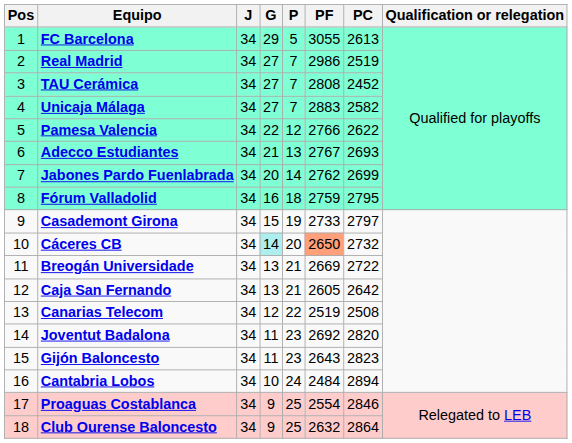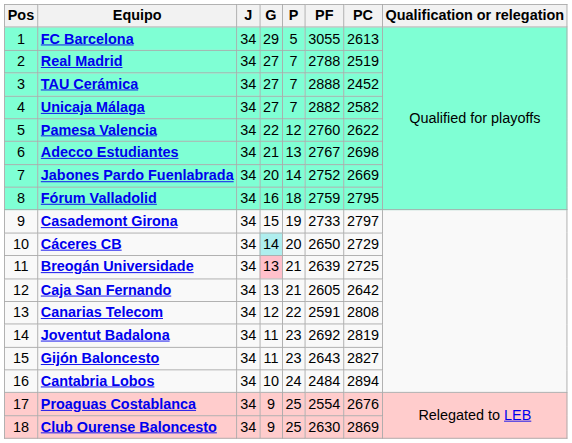(324, 61) 2986 -> (324, 61) 2788
(324, 84) 2808 -> (324, 84) 2888
(324, 107) 2883 -> (324, 107) 2882
(324, 130) 2766 -> (324, 130) 2760
(363, 152) 2693 -> (363, 152) 2698
(324, 175) 2762 -> (324, 175) 2752
(363, 175) 2699 -> (363, 175) 2669
(324, 244) lightsalmon background -> (324, 244) no background
(363, 244) 2732 -> (363, 244) 2729
(271, 267) no background -> (271, 267) pink background
(324, 267) 2669 -> (324, 267) 2639
(363, 267) 2722 -> (363, 267) 2725
(324, 312) 2519 -> (324, 312) 2591
(363, 312) 2508 -> (363, 312) 2808
(363, 335) 2820 -> (363, 335) 2819
(363, 358) 2823 -> (363, 358) 2827
(363, 404) 2846 -> (363, 404) 2676
(324, 426) 2632 -> (324, 426) 2630
(363, 426) 2864 -> (363, 426) 2869
